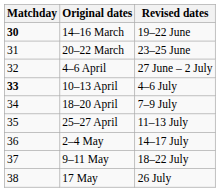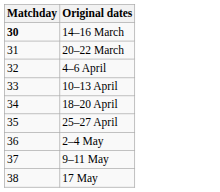- column: (175, 13)
(13, 86) bold -> (13, 86) normal
